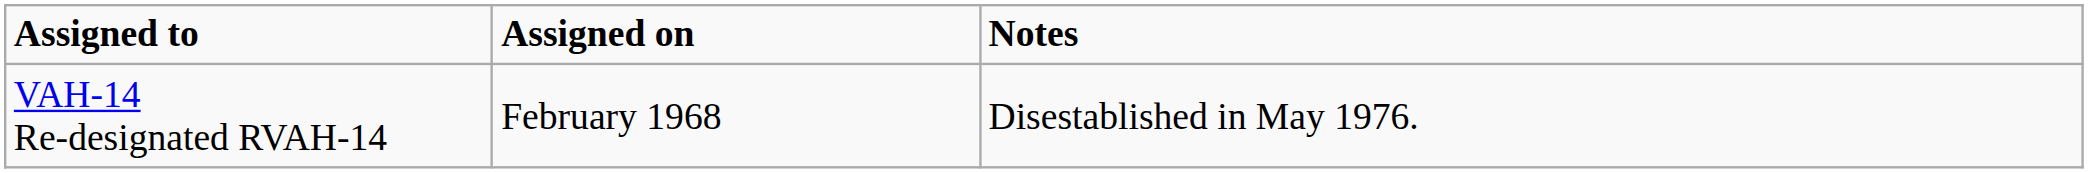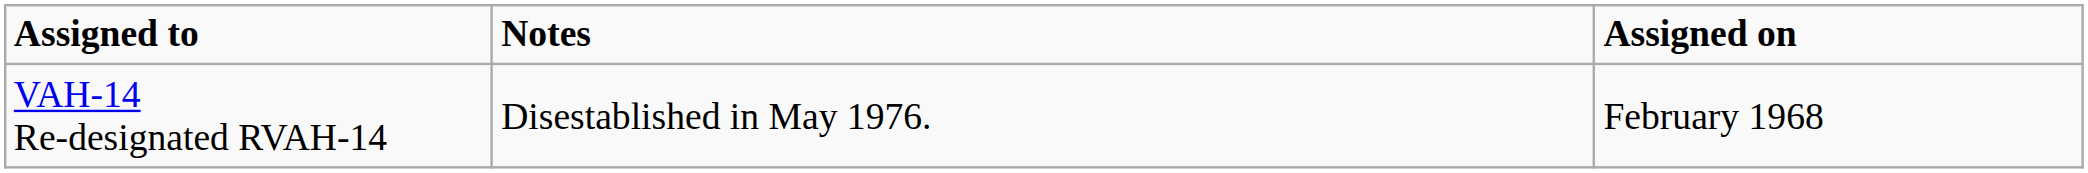columns swapped: (598, 34) <-> (1033, 34)
